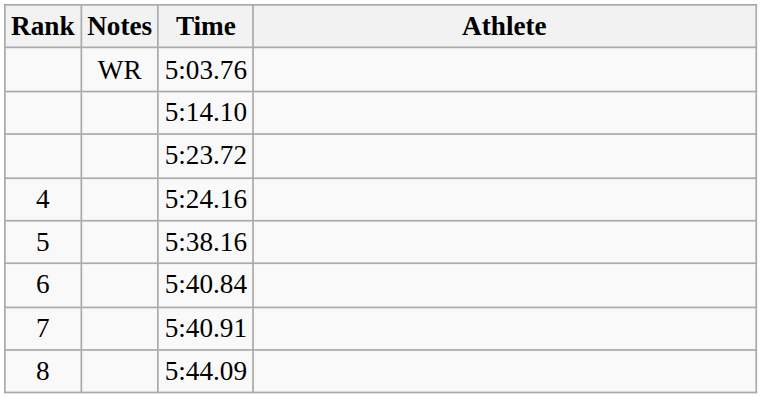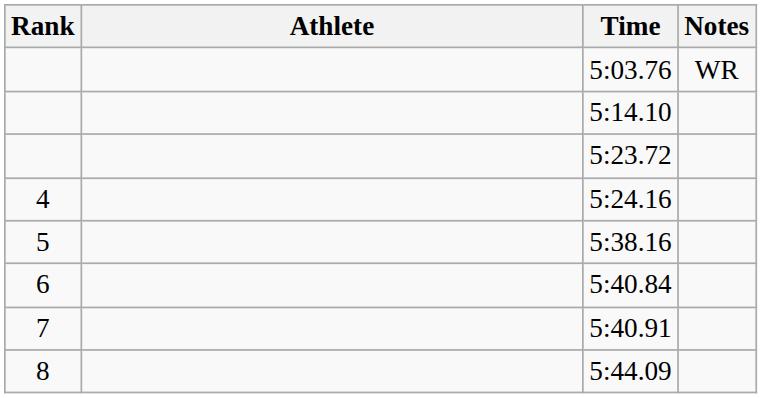columns swapped: (504, 26) <-> (120, 26)
